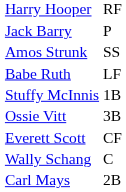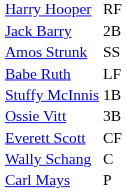(107, 30) P -> (112, 30) 2B
(112, 180) 2B -> (107, 180) P
